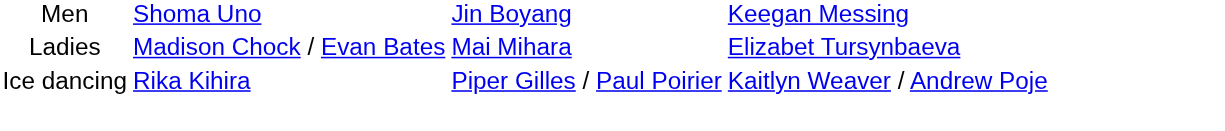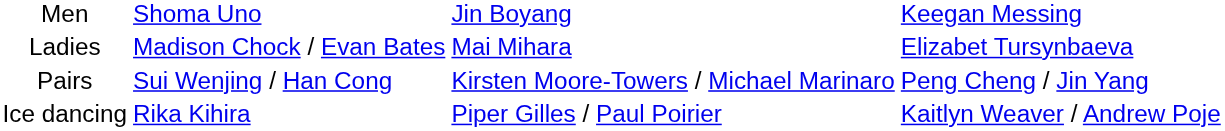+ row: (65, 80)
